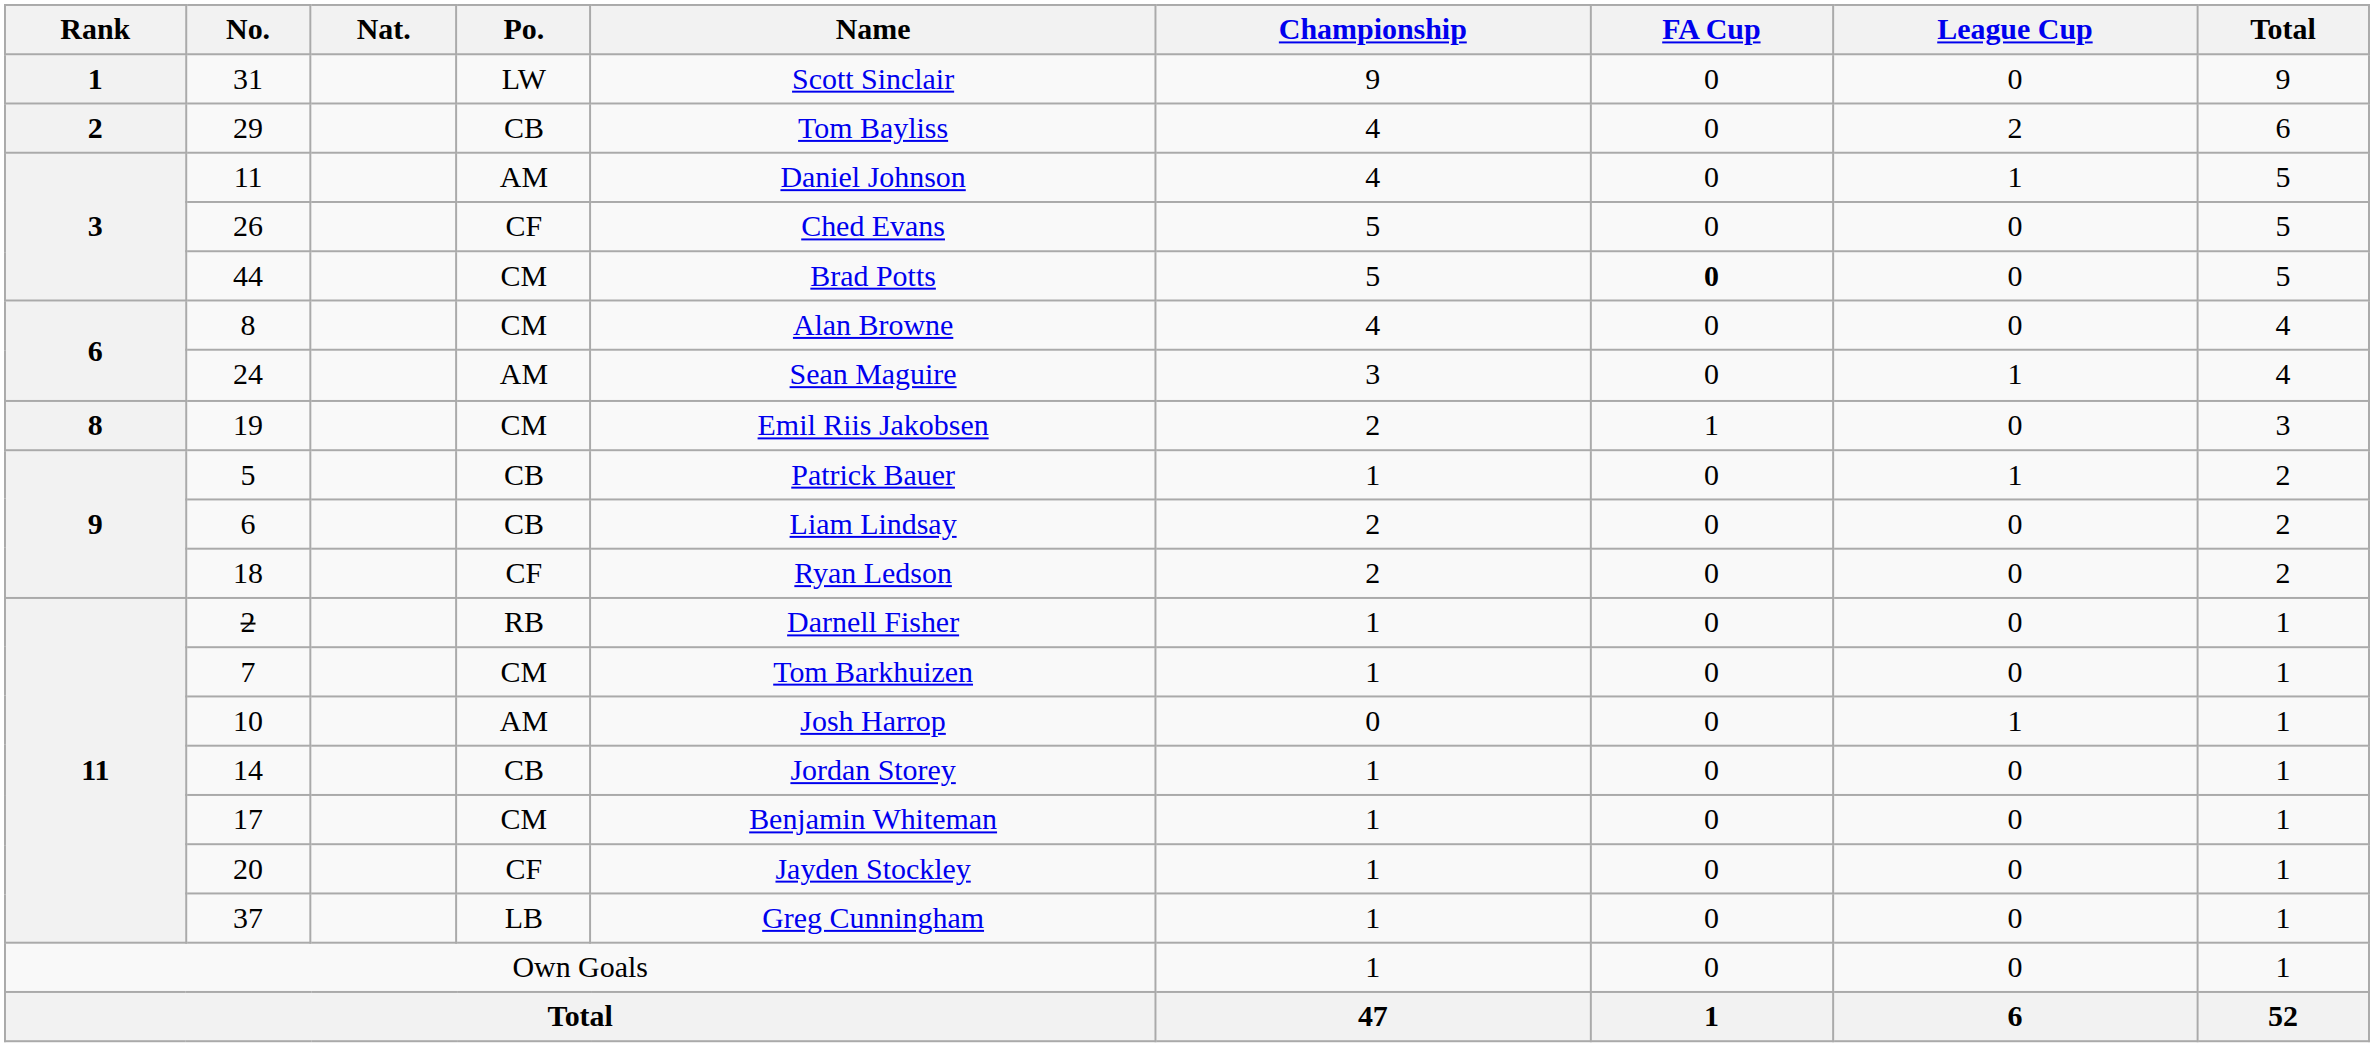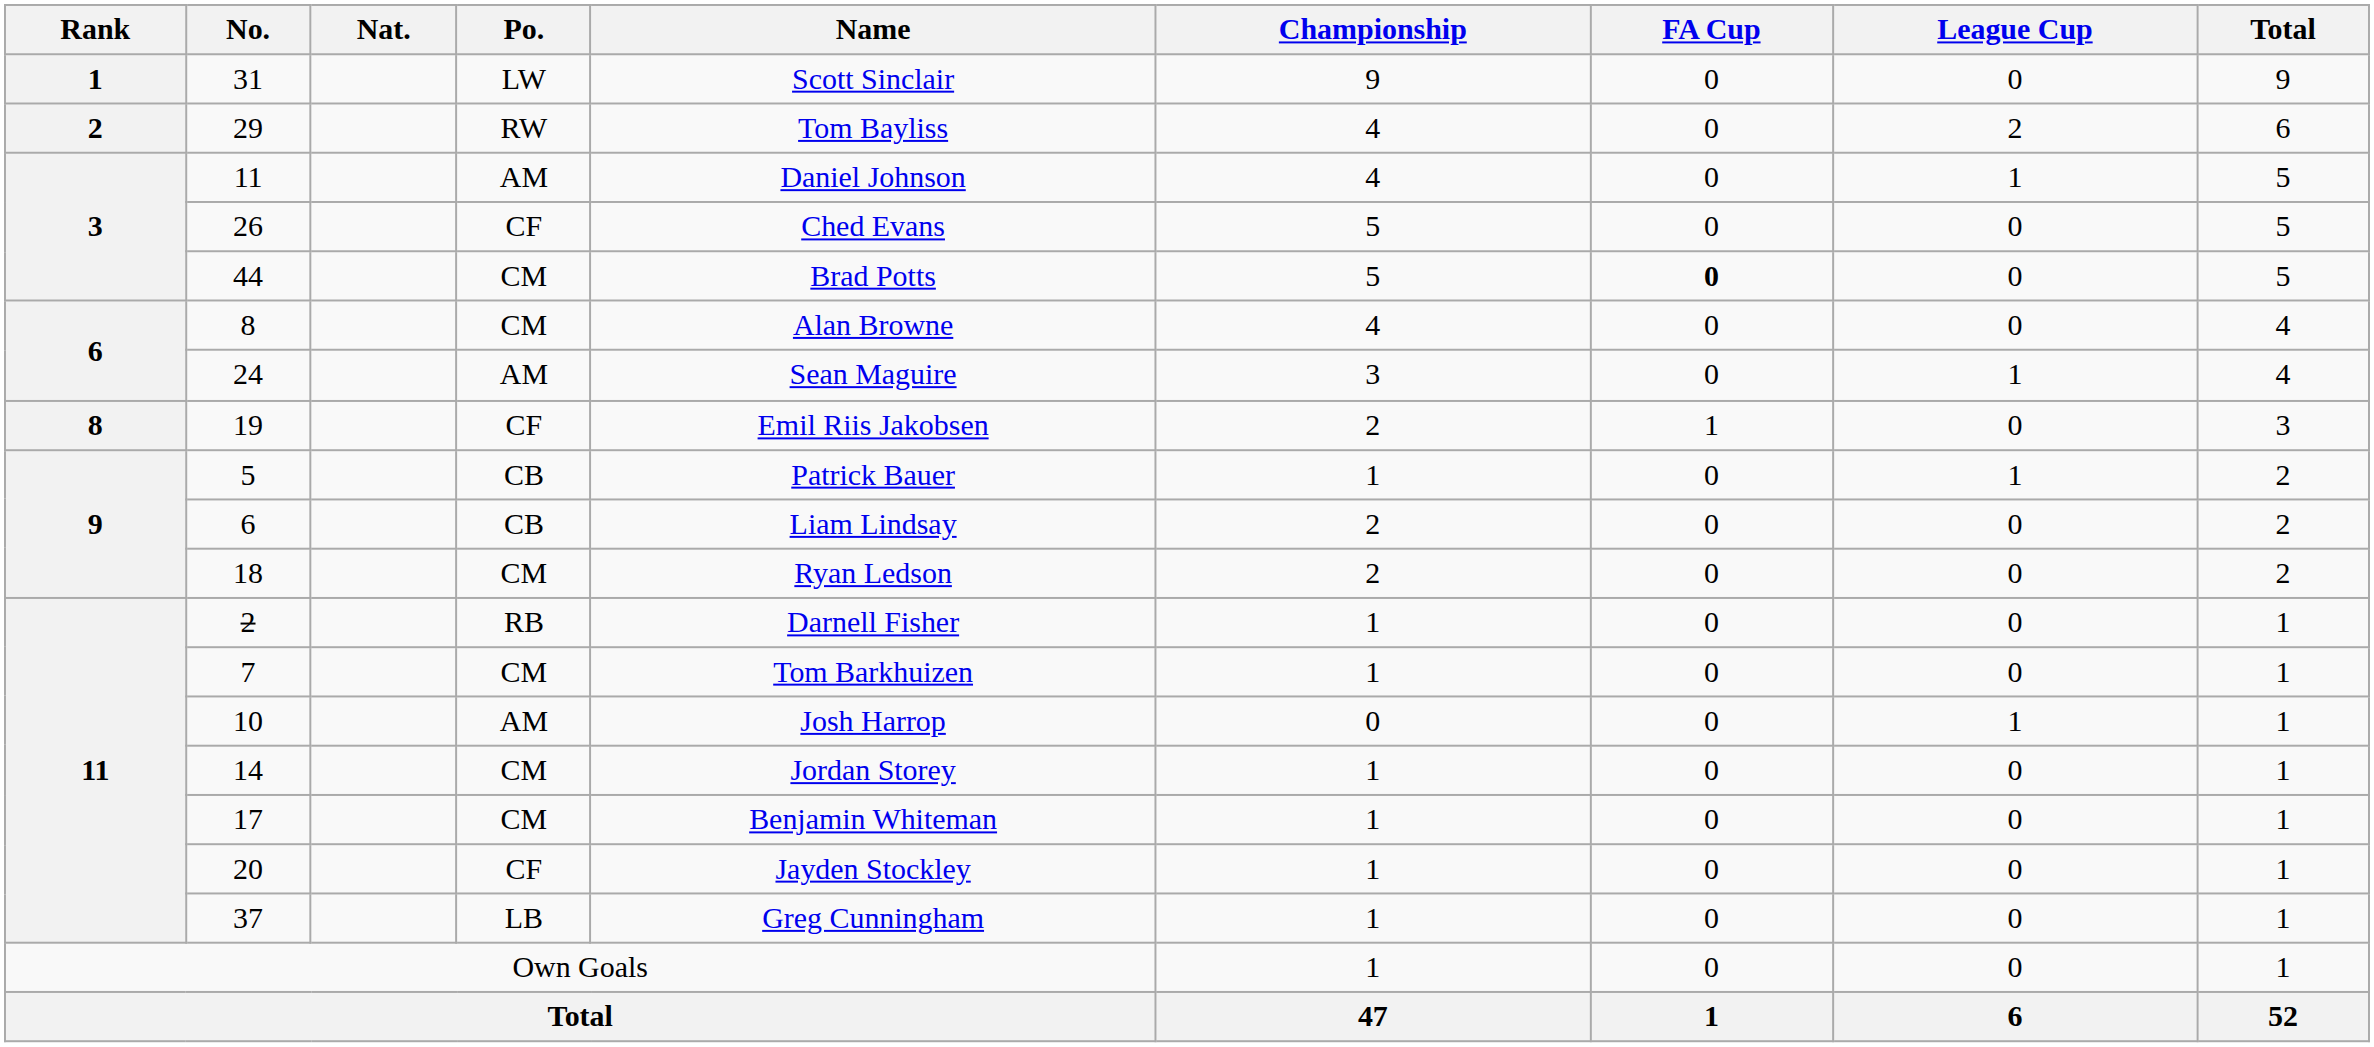(524, 128) CB -> (524, 128) RW
(524, 424) CM -> (524, 424) CF
(524, 572) CF -> (524, 572) CM
(524, 769) CB -> (524, 769) CM
